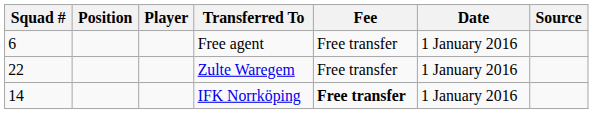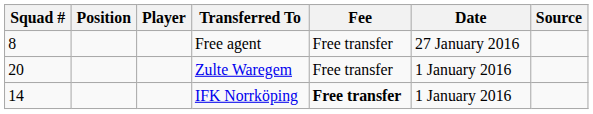(12, 43) 6 -> (12, 43) 8
(469, 43) 1 January 2016 -> (467, 43) 27 January 2016
(16, 69) 22 -> (16, 69) 20
